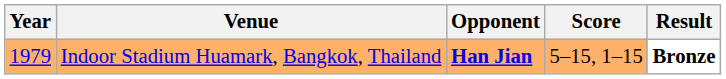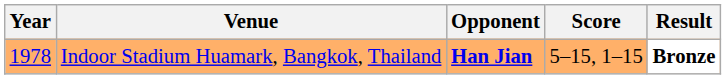(30, 56) 1979 -> (30, 56) 1978
